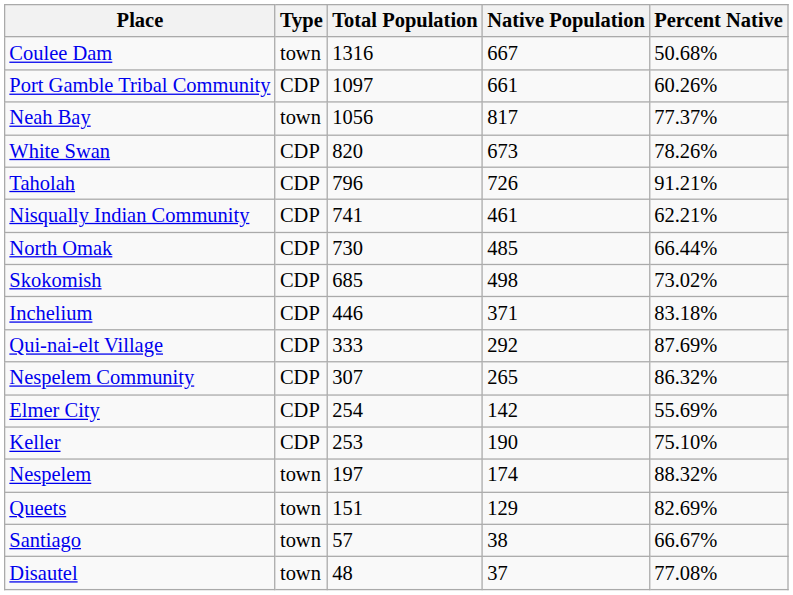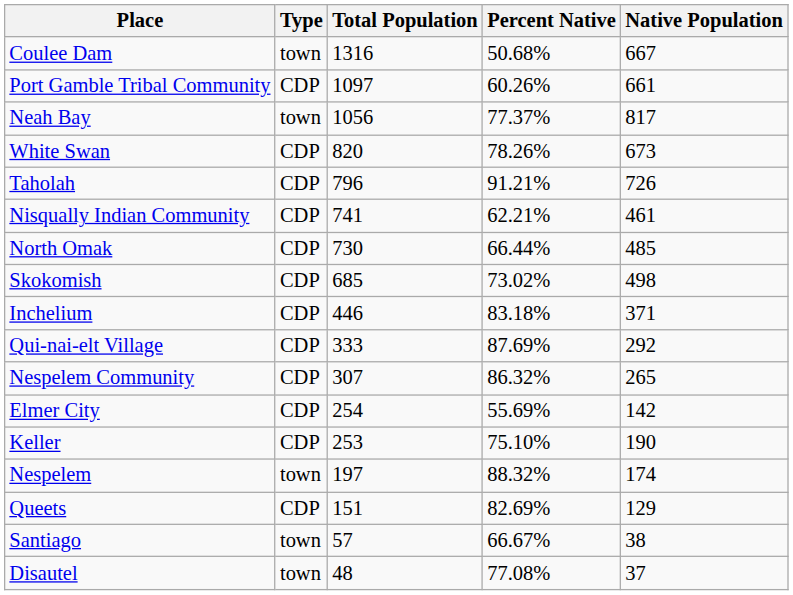columns swapped: (566, 20) <-> (719, 20)
(300, 507) town -> (300, 507) CDP
